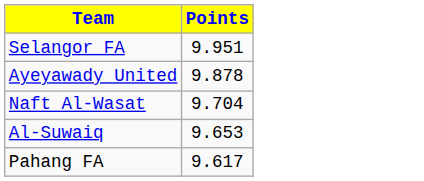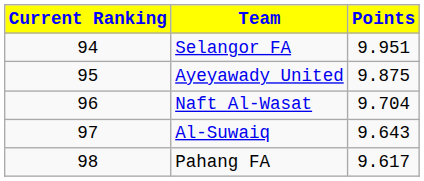+ column: (88, 19)
(217, 76) 9.878 -> (384, 76) 9.875
(217, 133) 9.653 -> (384, 133) 9.643
